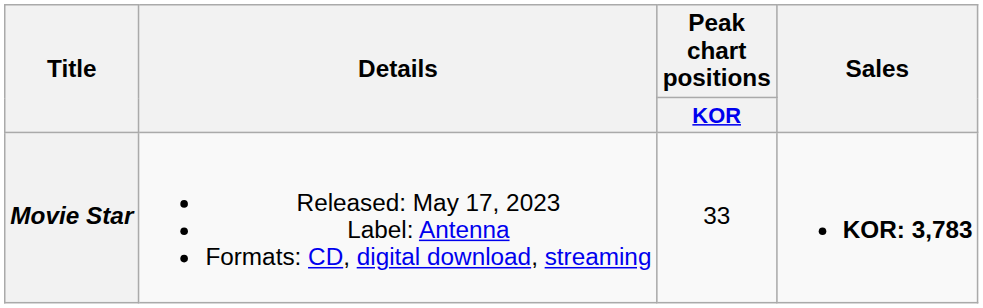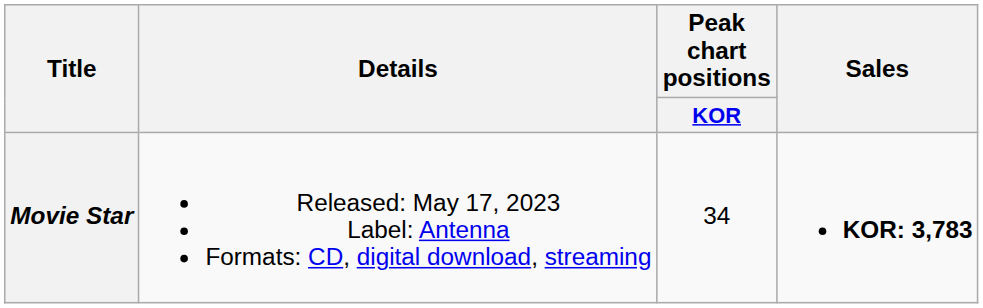(717, 217) 33 -> (717, 217) 34
